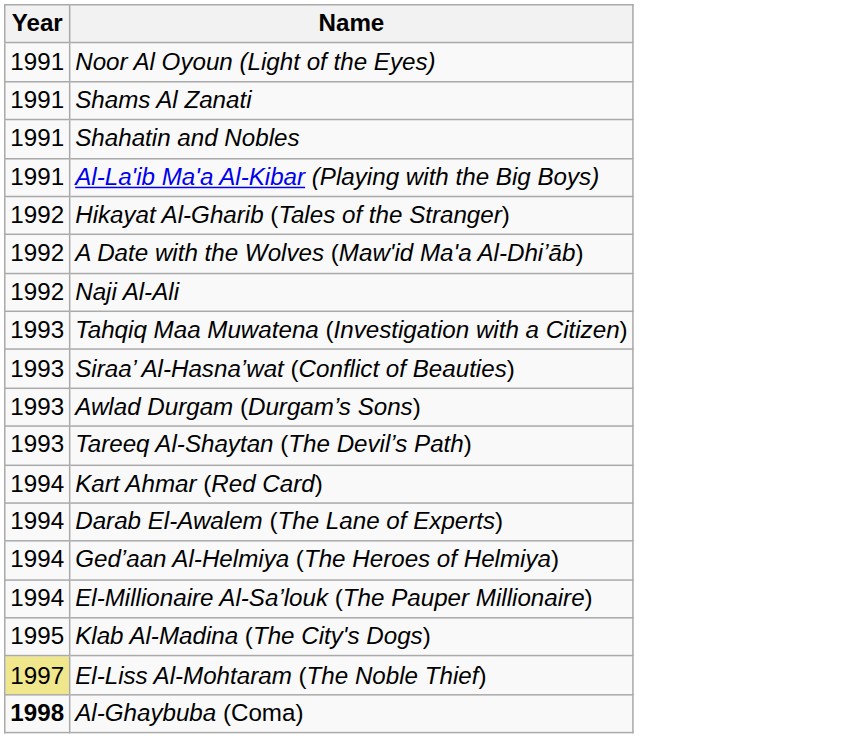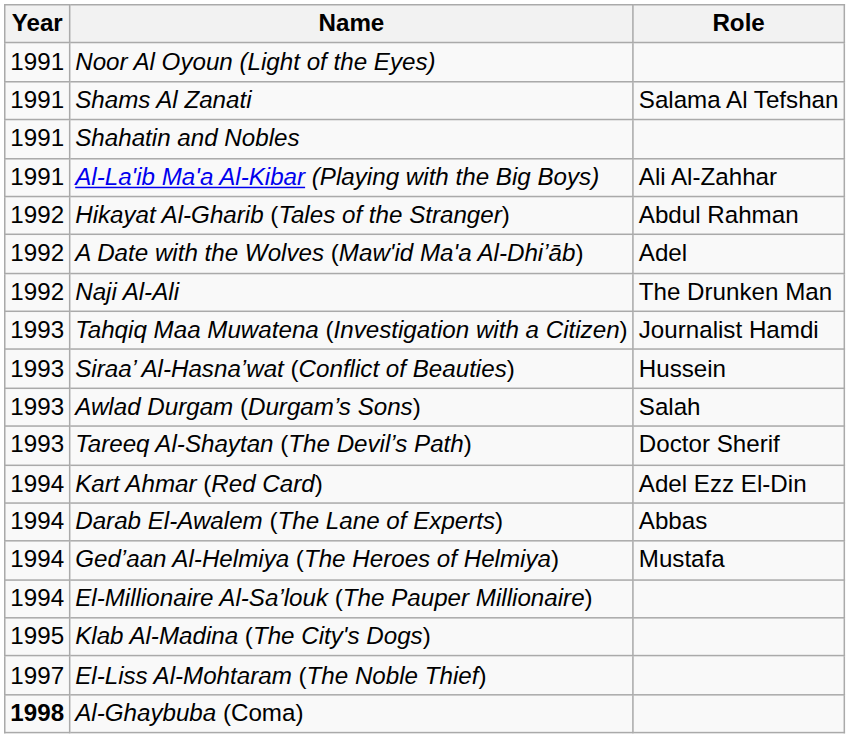+ column: (739, 23)
(37, 675) khaki background -> (37, 675) no background
